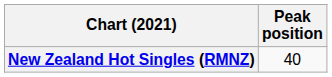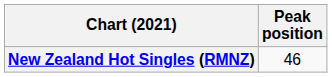(292, 59) 40 -> (292, 59) 46
